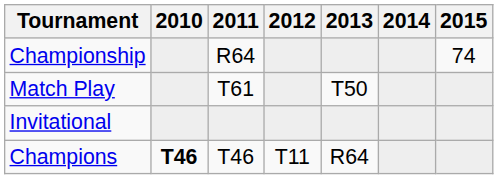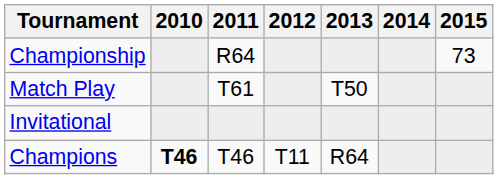(464, 55) 74 -> (464, 55) 73
